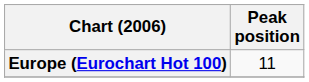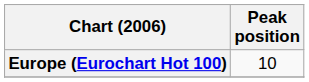(267, 63) 11 -> (267, 63) 10
